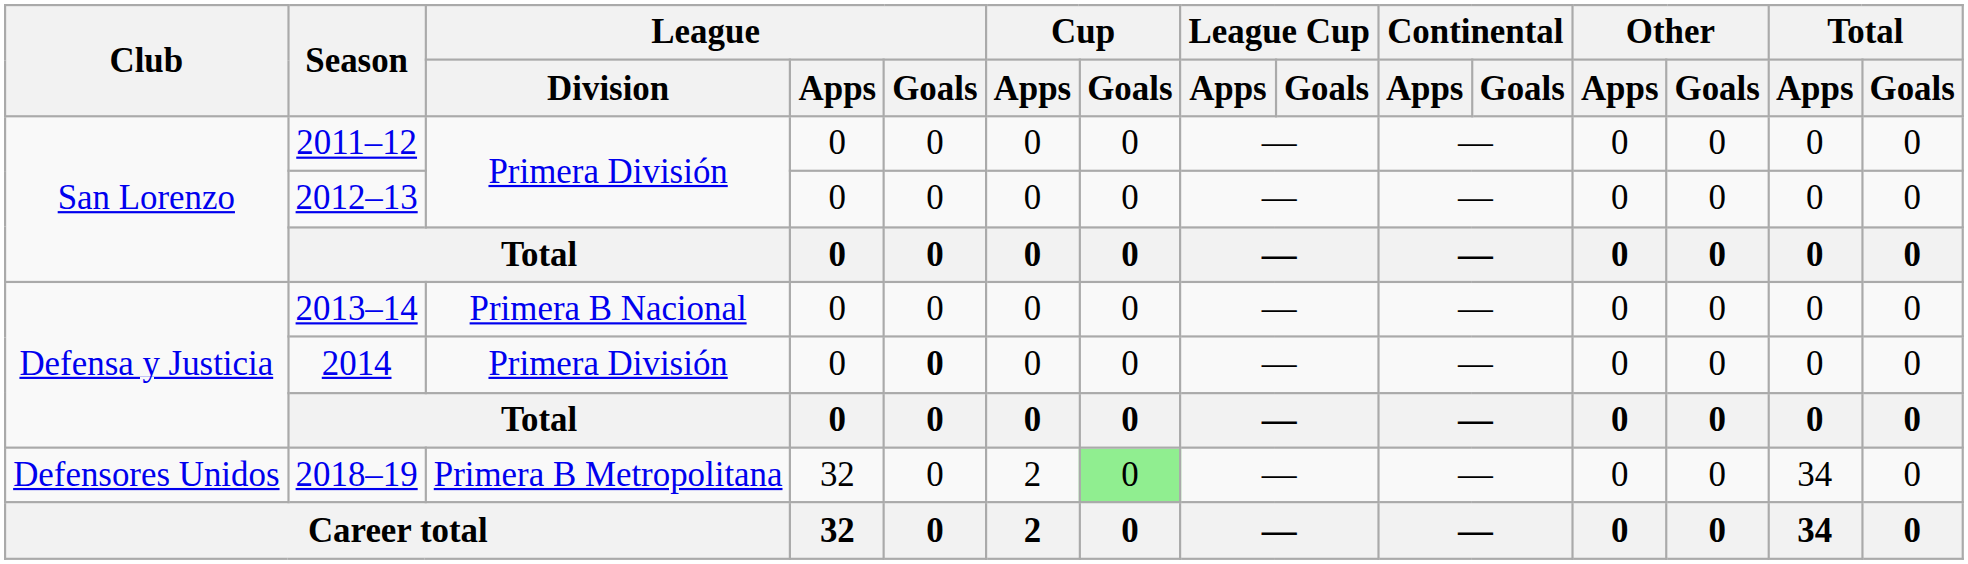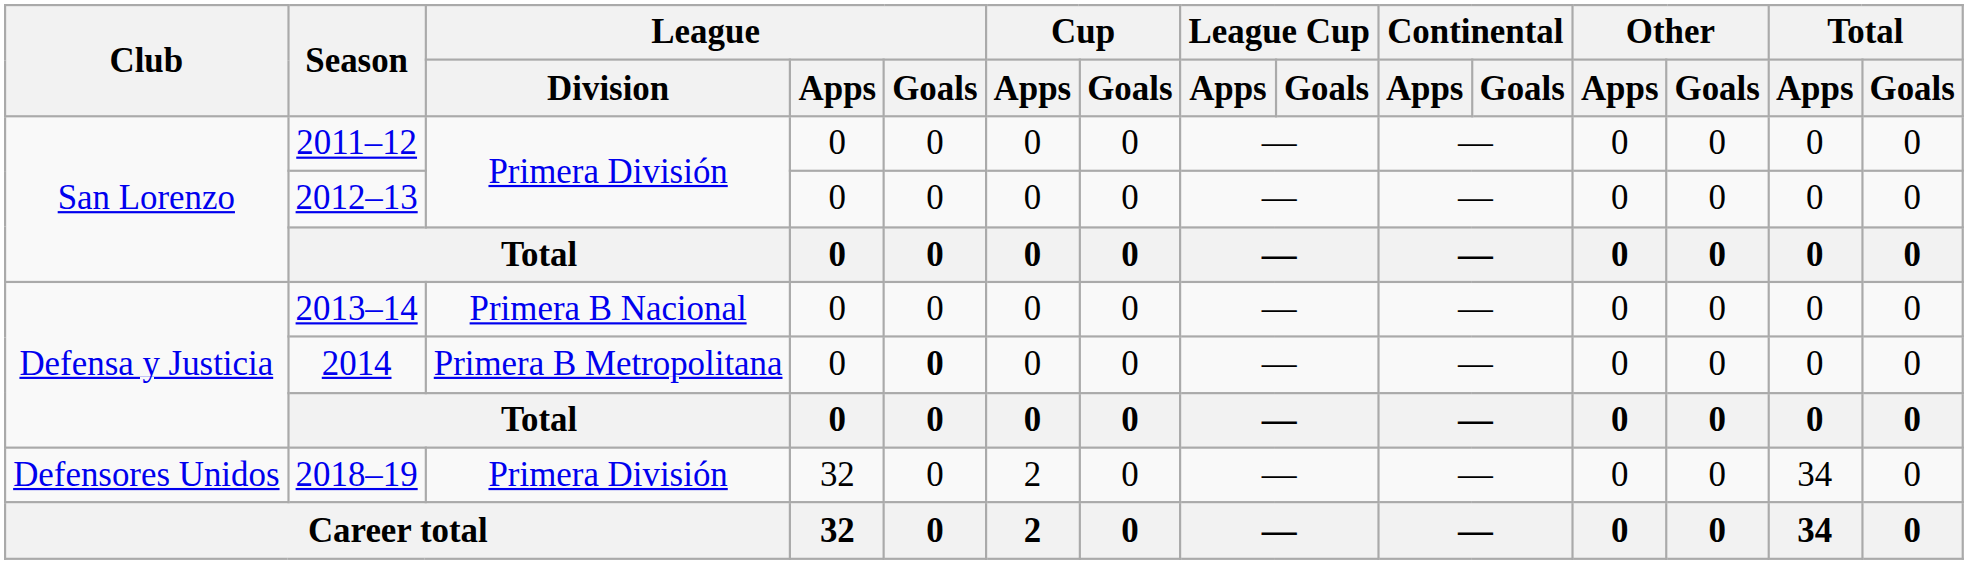(608, 364) Primera División -> (608, 364) Primera B Metropolitana
(608, 474) Primera B Metropolitana -> (608, 474) Primera División
(1130, 474) lightgreen background -> (1130, 474) no background
